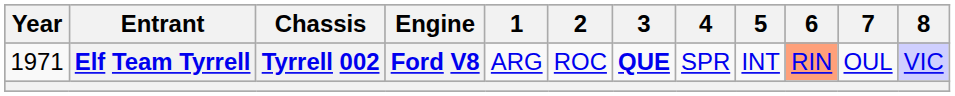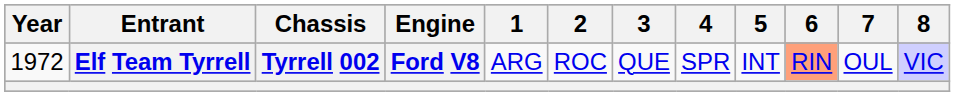(37, 62) 1971 -> (37, 62) 1972
(644, 62) bold -> (644, 62) normal
